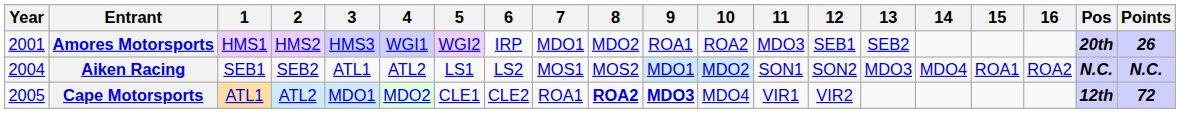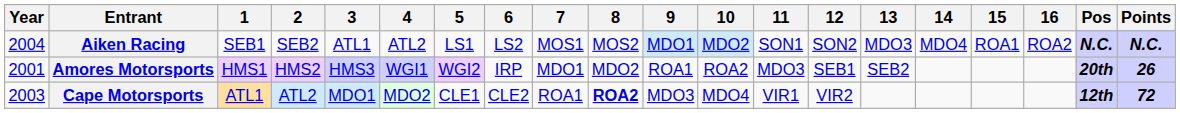rows swapped: (133, 44) <-> (133, 70)
(27, 96) 2005 -> (27, 96) 2003
(671, 96) bold -> (671, 96) normal
